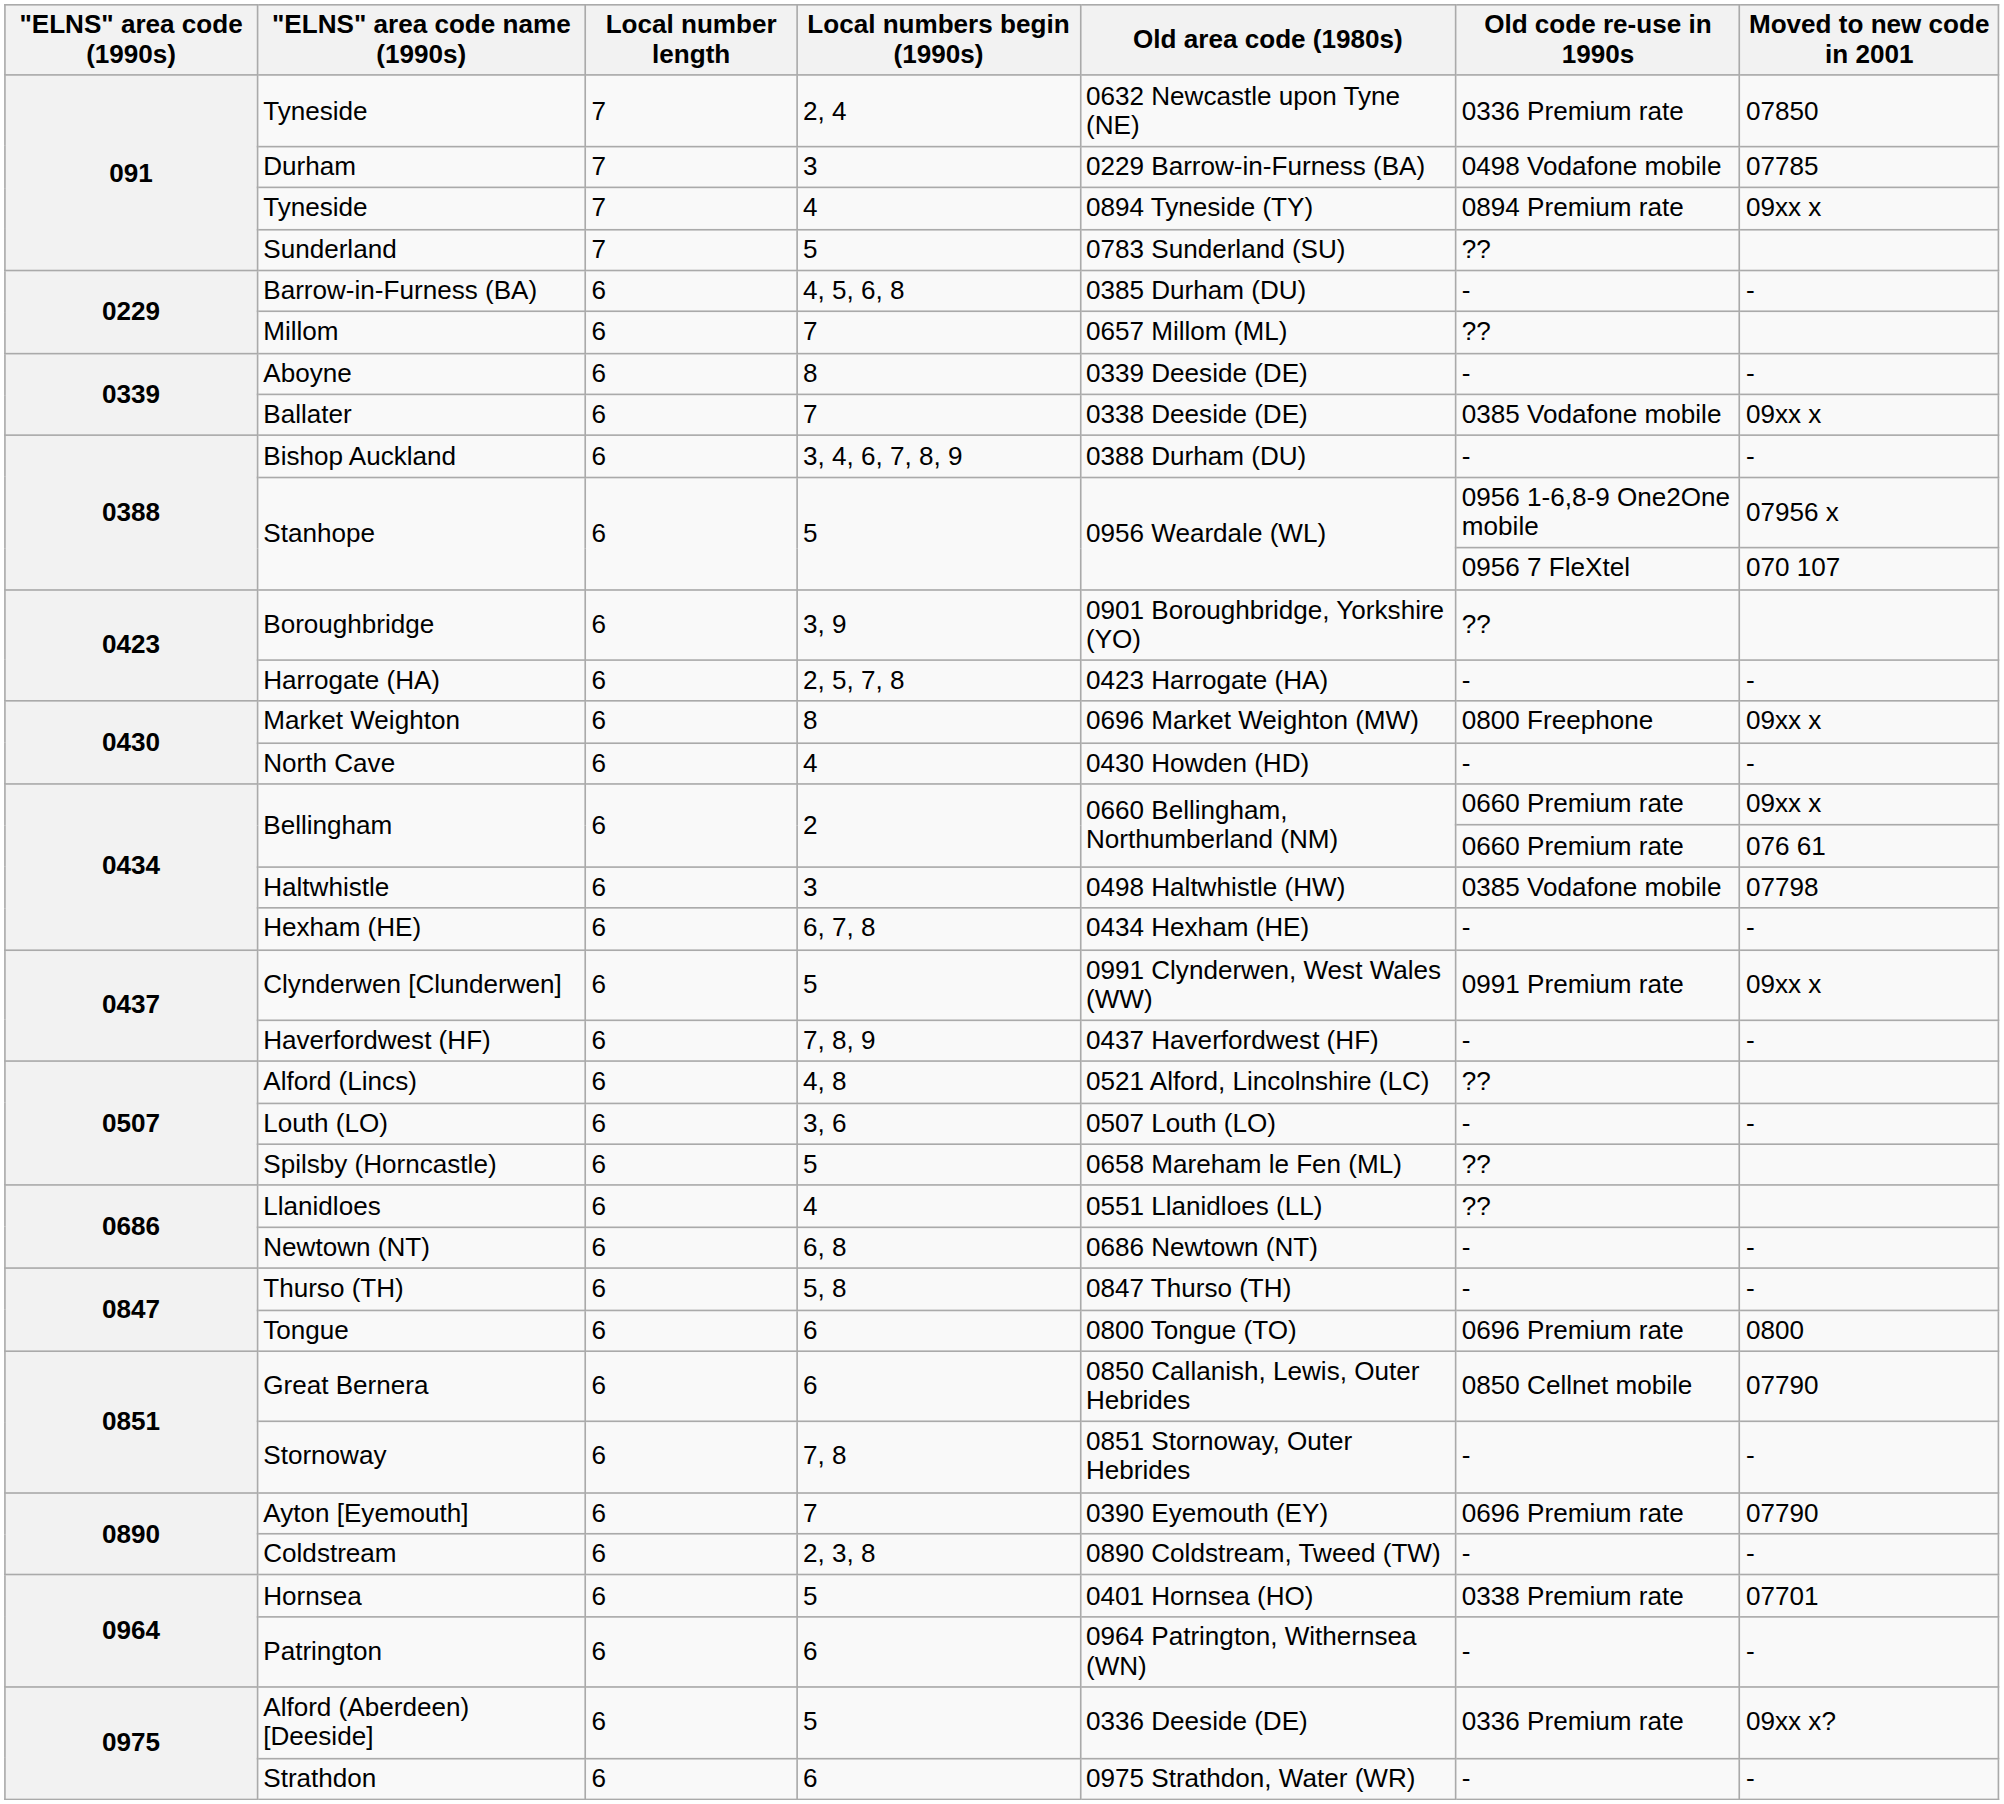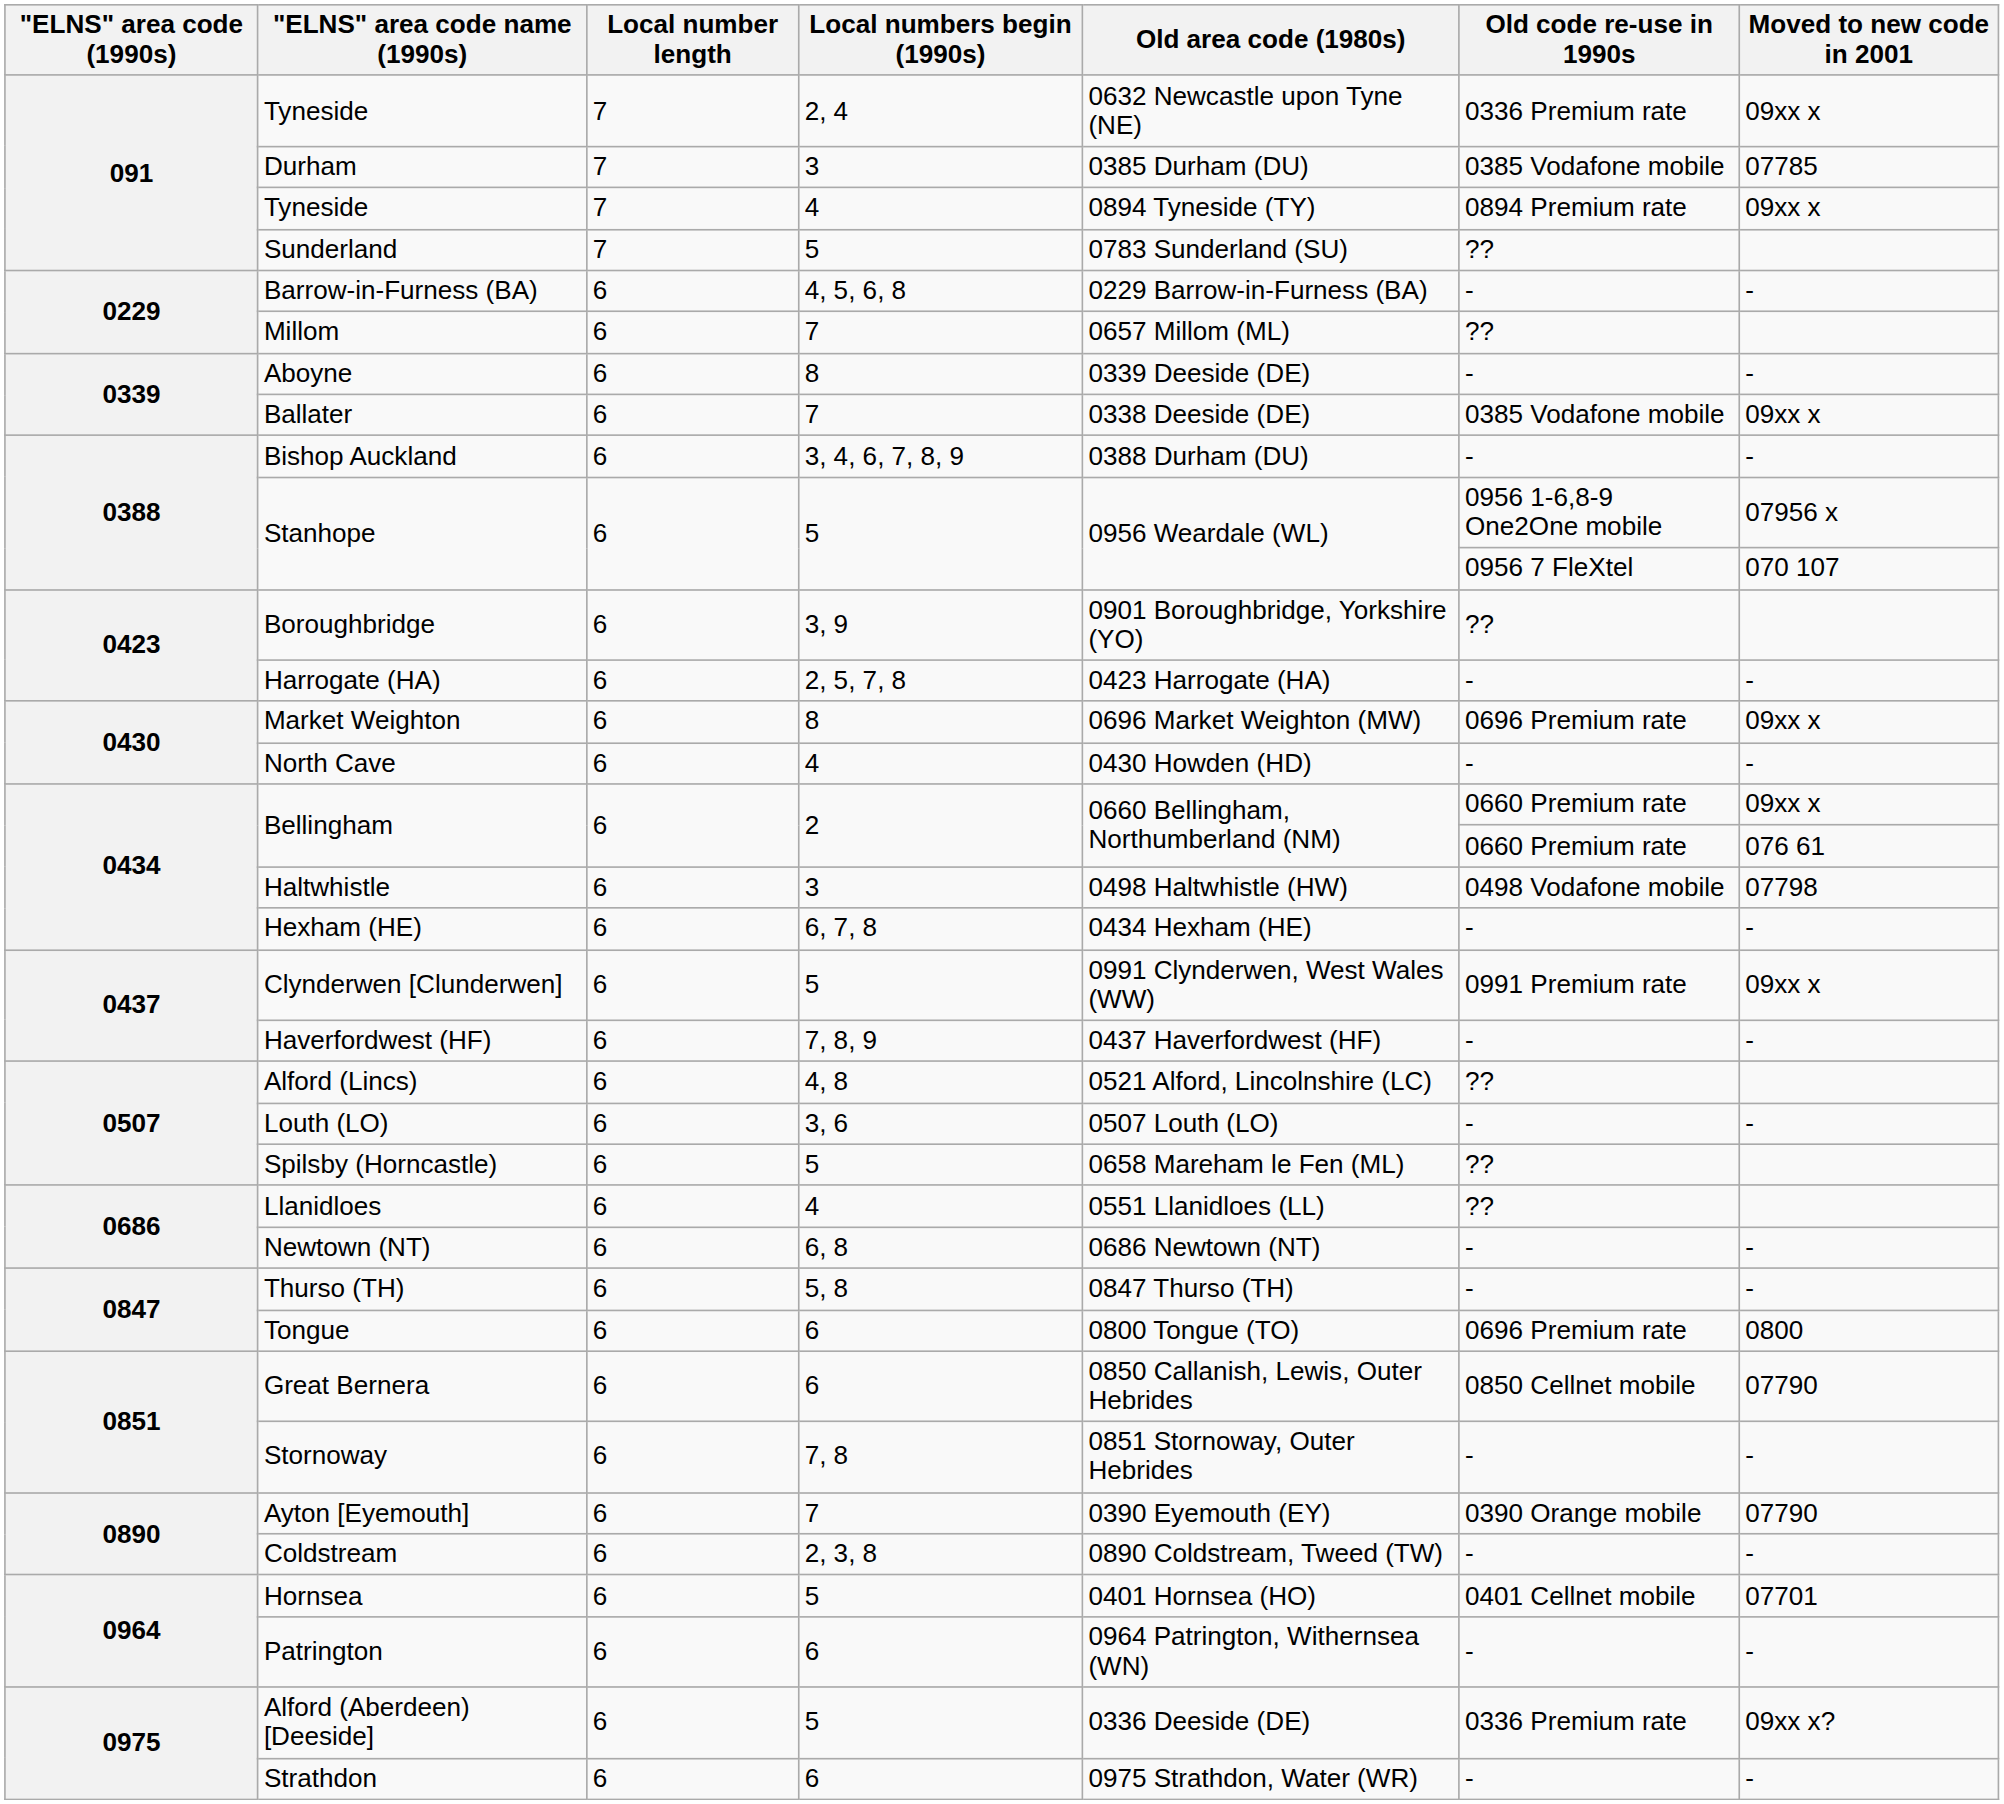(1782, 110) 07850 -> (1783, 110) 09xx x
(1256, 166) 0229 Barrow-in-Furness (BA) -> (1199, 166) 0385 Durham (DU)
(1592, 166) 0498 Vodafone mobile -> (1595, 166) 0385 Vodafone mobile
(1196, 290) 0385 Durham (DU) -> (1258, 290) 0229 Barrow-in-Furness (BA)
(1558, 721) 0800 Freephone -> (1576, 721) 0696 Premium rate
(1592, 887) 0385 Vodafone mobile -> (1595, 887) 0498 Vodafone mobile
(1573, 1512) 0696 Premium rate -> (1583, 1512) 0390 Orange mobile
(1573, 1595) 0338 Premium rate -> (1580, 1595) 0401 Cellnet mobile
